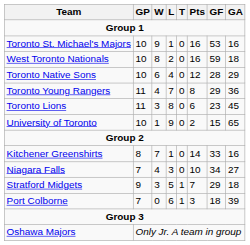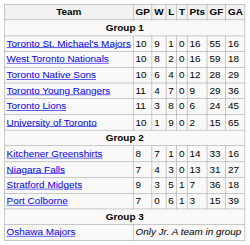(215, 43) 53 -> (215, 43) 55
(192, 91) 8 -> (192, 91) 9
(215, 106) 23 -> (215, 106) 24
(195, 169) 10 -> (195, 169) 13
(215, 169) 34 -> (215, 169) 31
(215, 185) 29 -> (215, 185) 36
(215, 201) 18 -> (215, 201) 15
